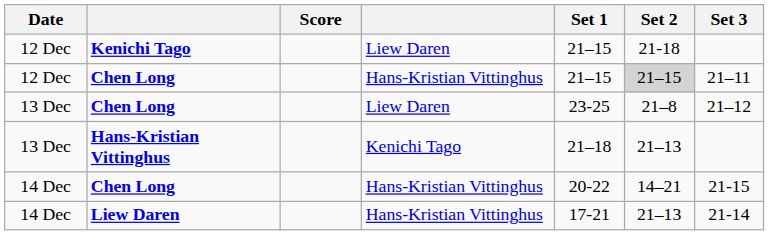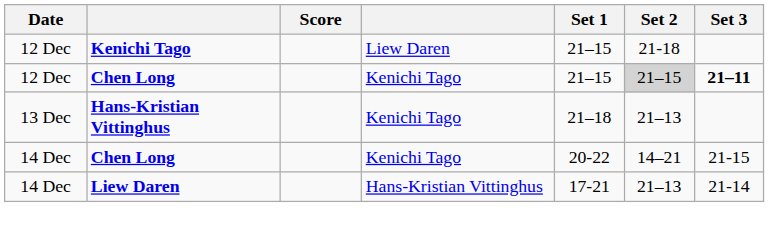(454, 77) Hans-Kristian Vittinghus -> (413, 77) Kenichi Tago
(729, 77) normal -> (729, 77) bold
- row: (46, 107)
(454, 186) Hans-Kristian Vittinghus -> (413, 157) Kenichi Tago
